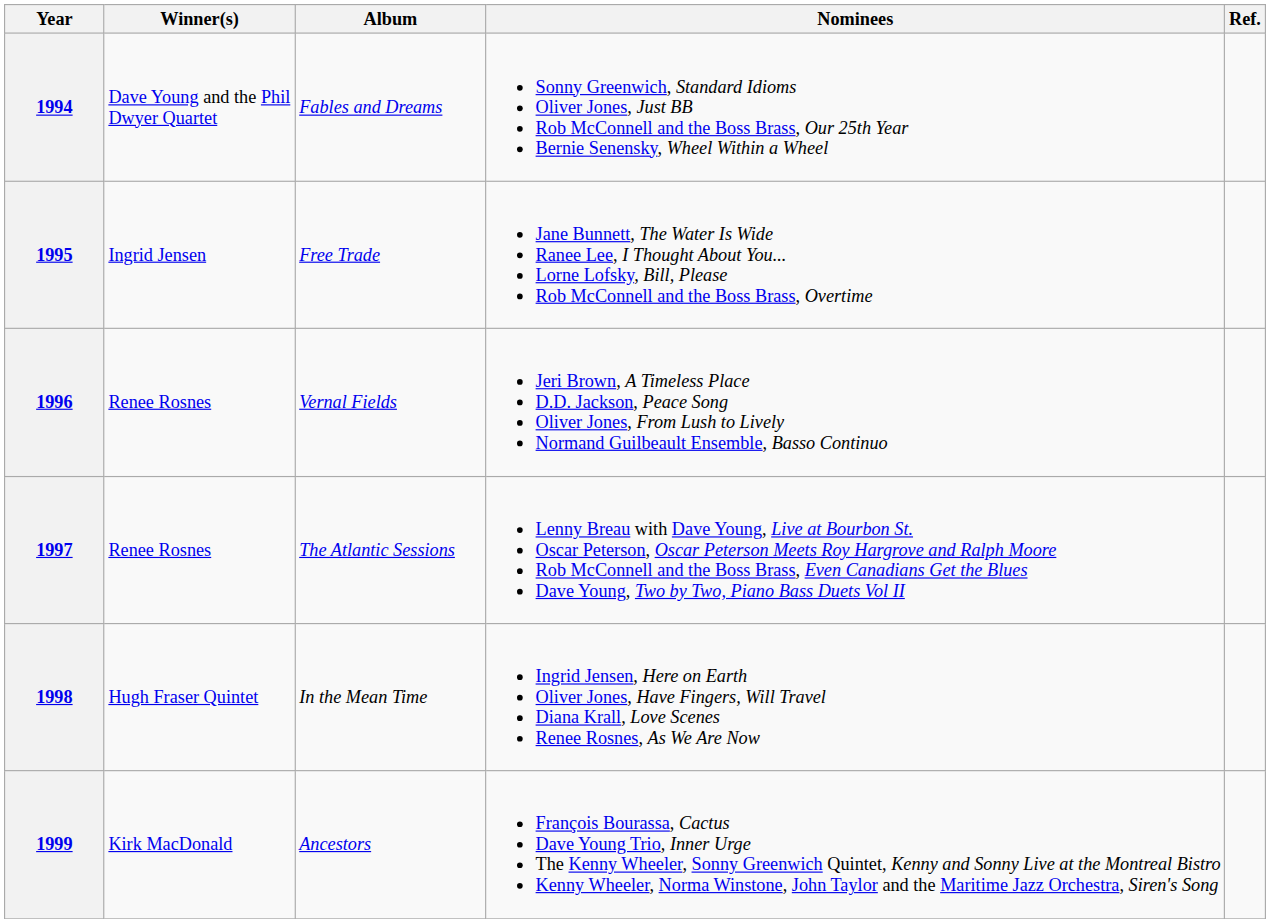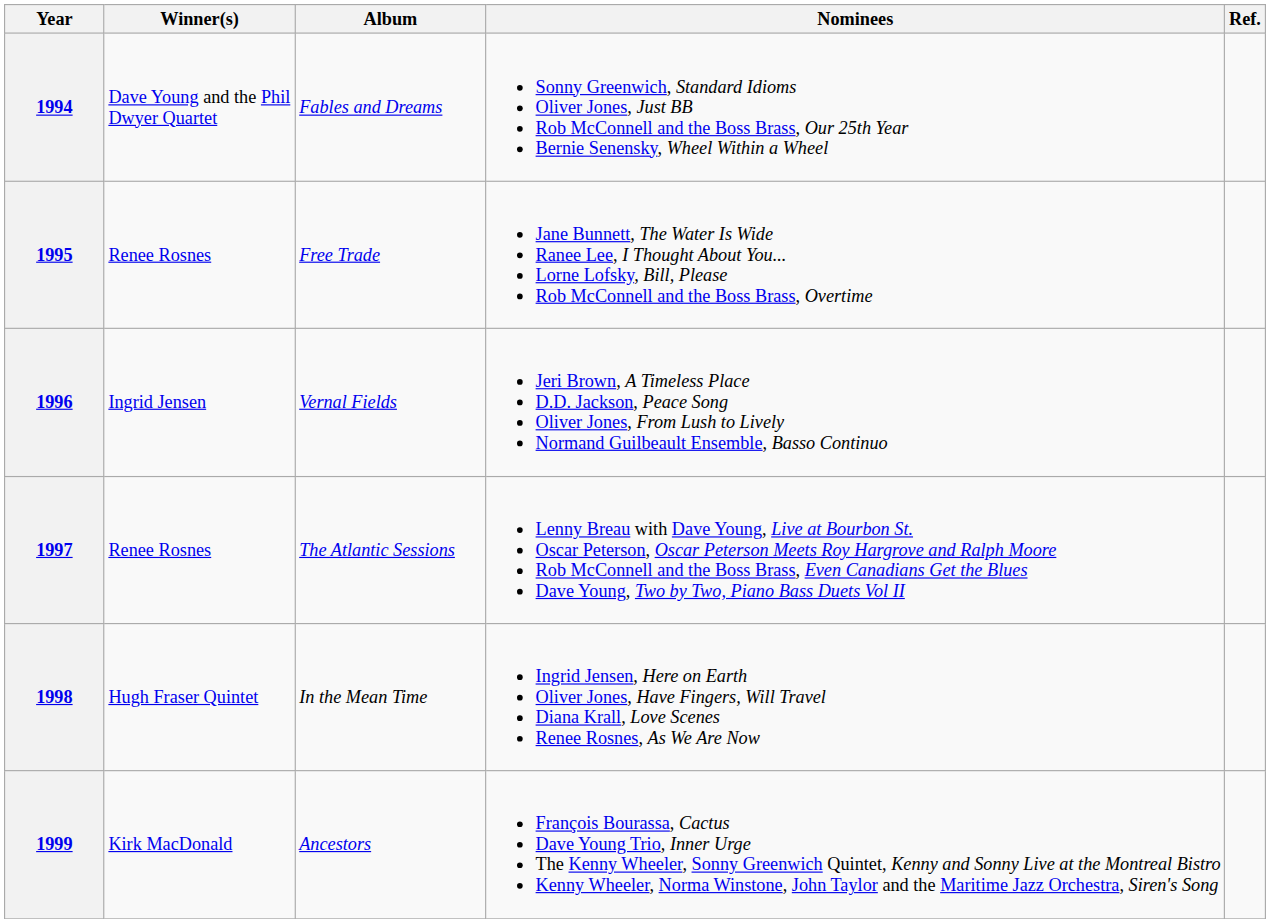(157, 254) Ingrid Jensen -> (160, 254) Renee Rosnes
(160, 402) Renee Rosnes -> (157, 402) Ingrid Jensen
